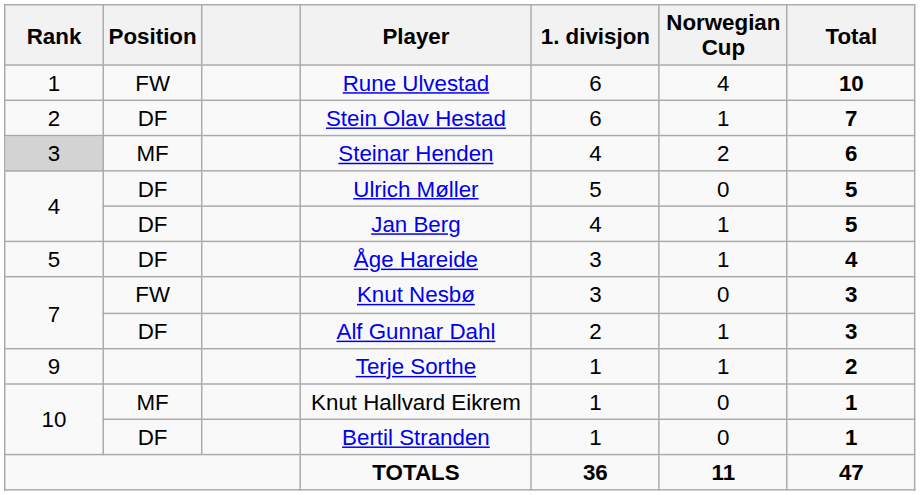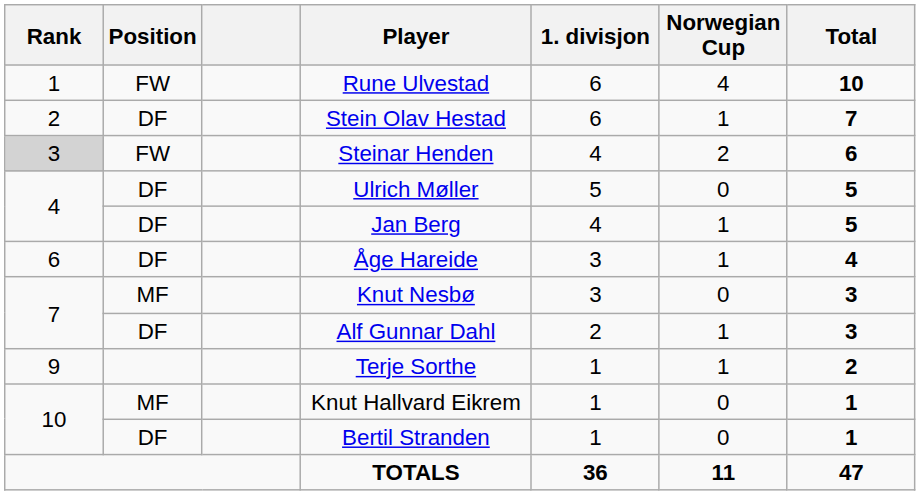(153, 154) MF -> (153, 154) FW
(54, 260) 5 -> (54, 260) 6
(153, 295) FW -> (153, 295) MF
